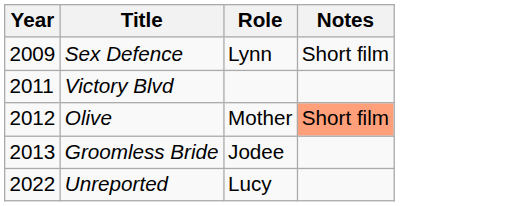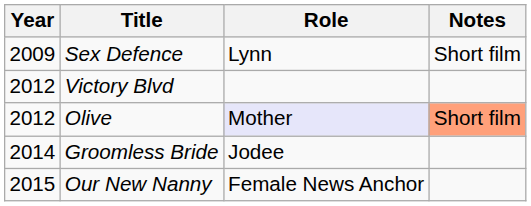(32, 86) 2011 -> (32, 86) 2012
(260, 119) no background -> (260, 119) lavender background
(32, 151) 2013 -> (32, 151) 2014
+ row: (138, 184)
- row: (116, 184)
